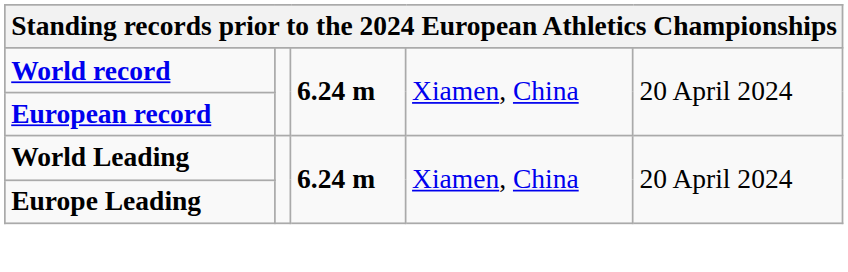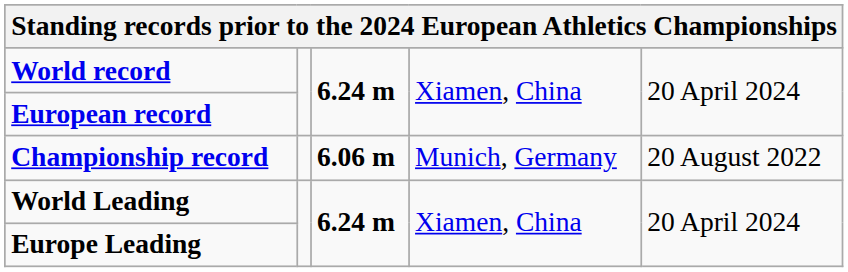+ row: (140, 157)
